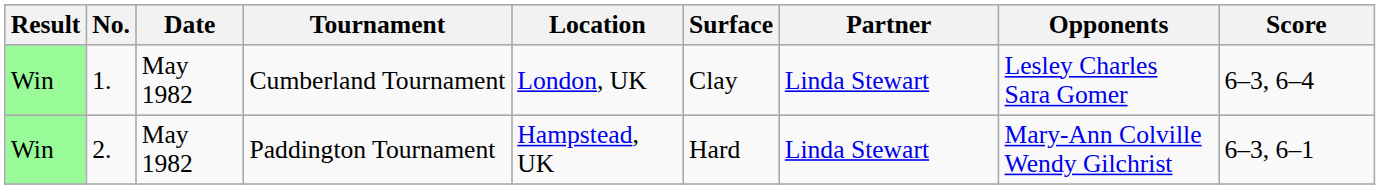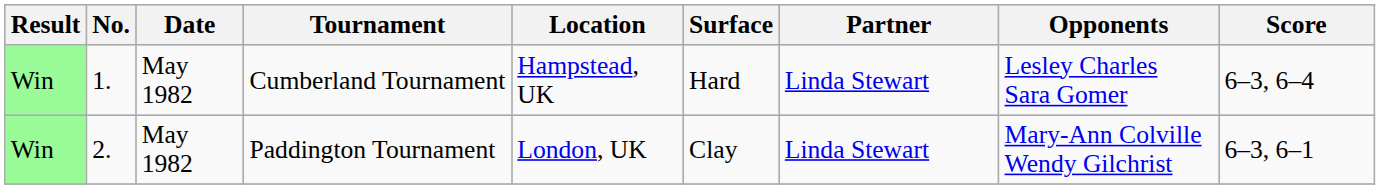(582, 79) London, UK -> (578, 79) Hampstead, UK
(713, 79) Clay -> (715, 79) Hard
(578, 149) Hampstead, UK -> (582, 149) London, UK
(715, 149) Hard -> (713, 149) Clay
